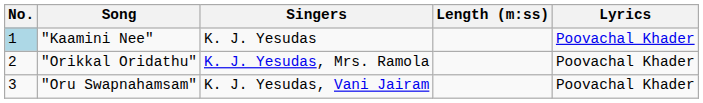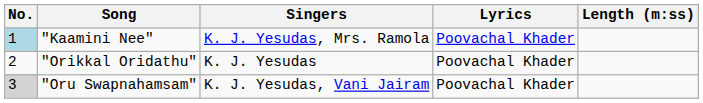columns swapped: (625, 17) <-> (493, 17)
(260, 40) K. J. Yesudas -> (317, 40) K. J. Yesudas, Mrs. Ramola
(317, 63) K. J. Yesudas, Mrs. Ramola -> (260, 63) K. J. Yesudas
(12, 87) no background -> (12, 87) lightgrey background
